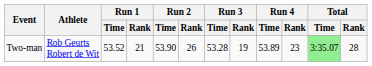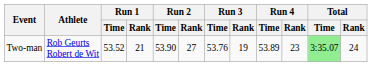(191, 49) 26 -> (191, 49) 27
(217, 49) 53.28 -> (217, 49) 53.76
(354, 49) 28 -> (354, 49) 24
